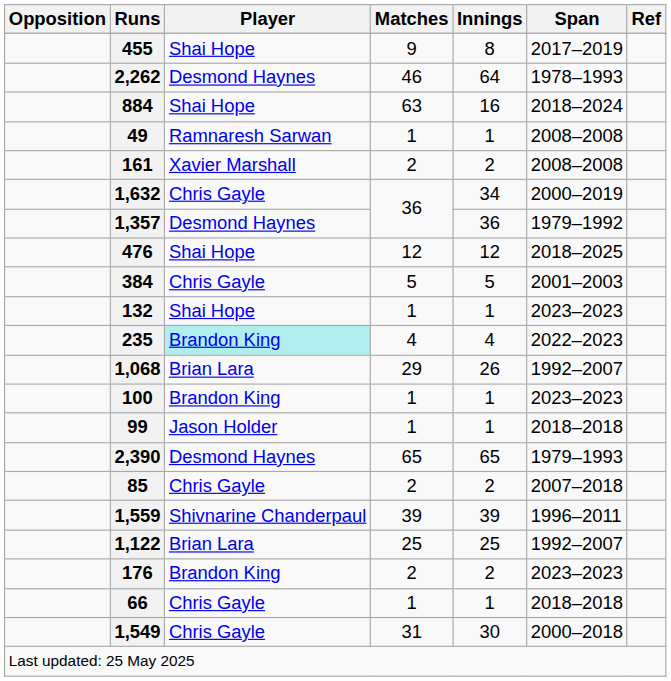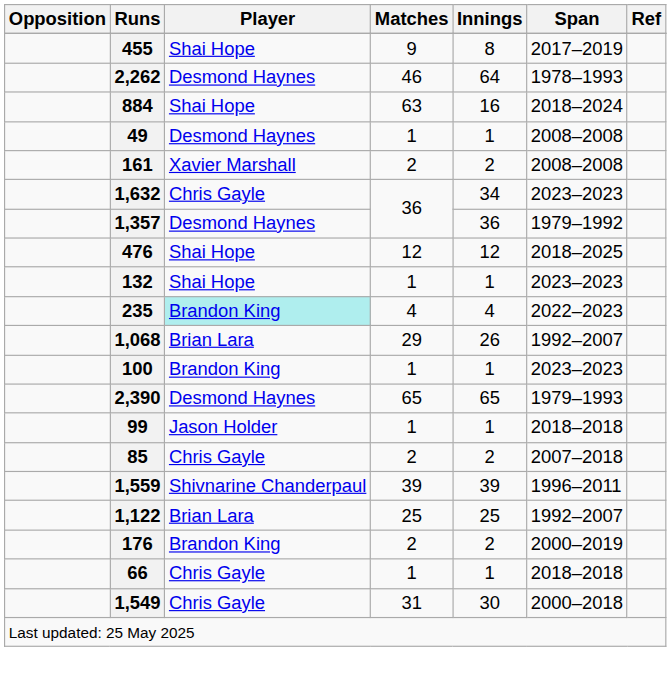(250, 135) Ramnaresh Sarwan -> (242, 135) Desmond Haynes
(577, 194) 2000–2019 -> (577, 194) 2023–2023
- row: (137, 281)
rows swapped: (137, 456) <-> (137, 427)
(577, 573) 2023–2023 -> (577, 544) 2000–2019
